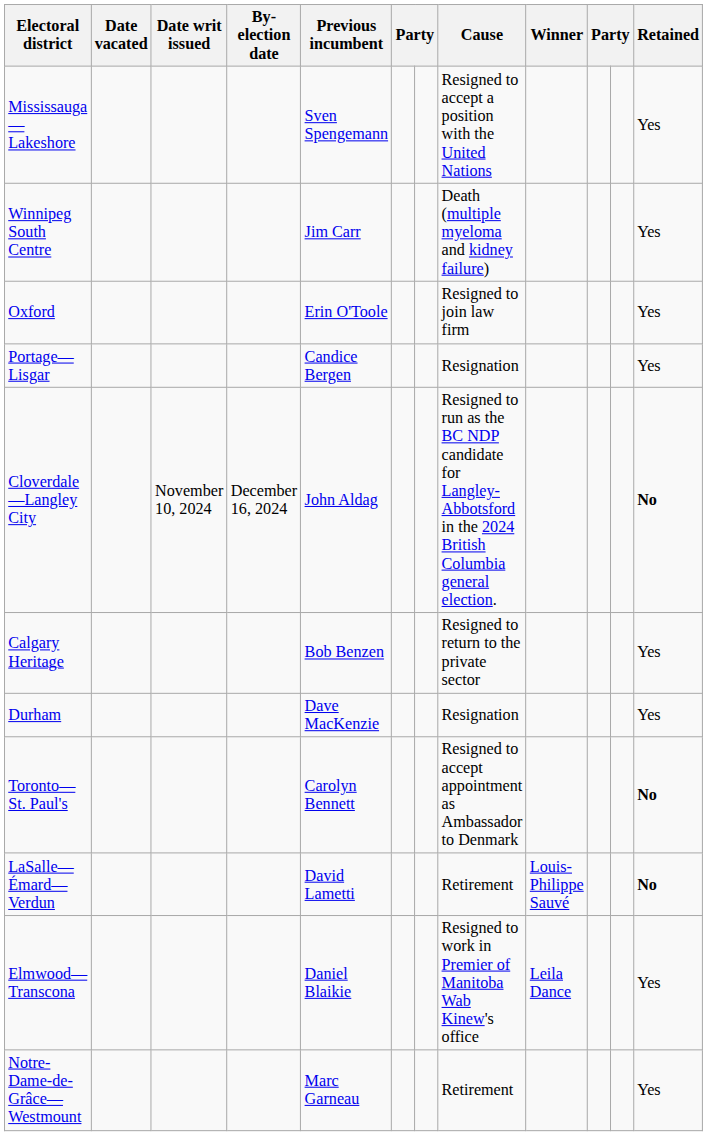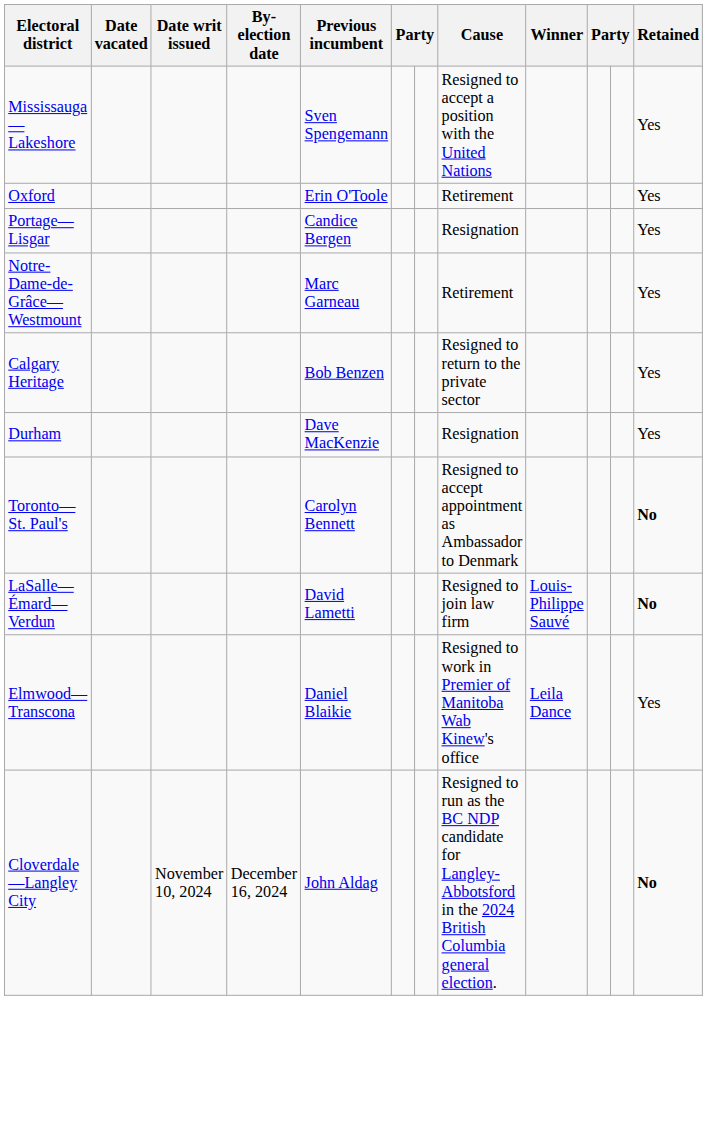- row: (40, 232)
(480, 312) Resigned to join law firm -> (477, 195) Retirement
rows swapped: (45, 1090) <-> (44, 499)
(477, 884) Retirement -> (480, 604) Resigned to join law firm
